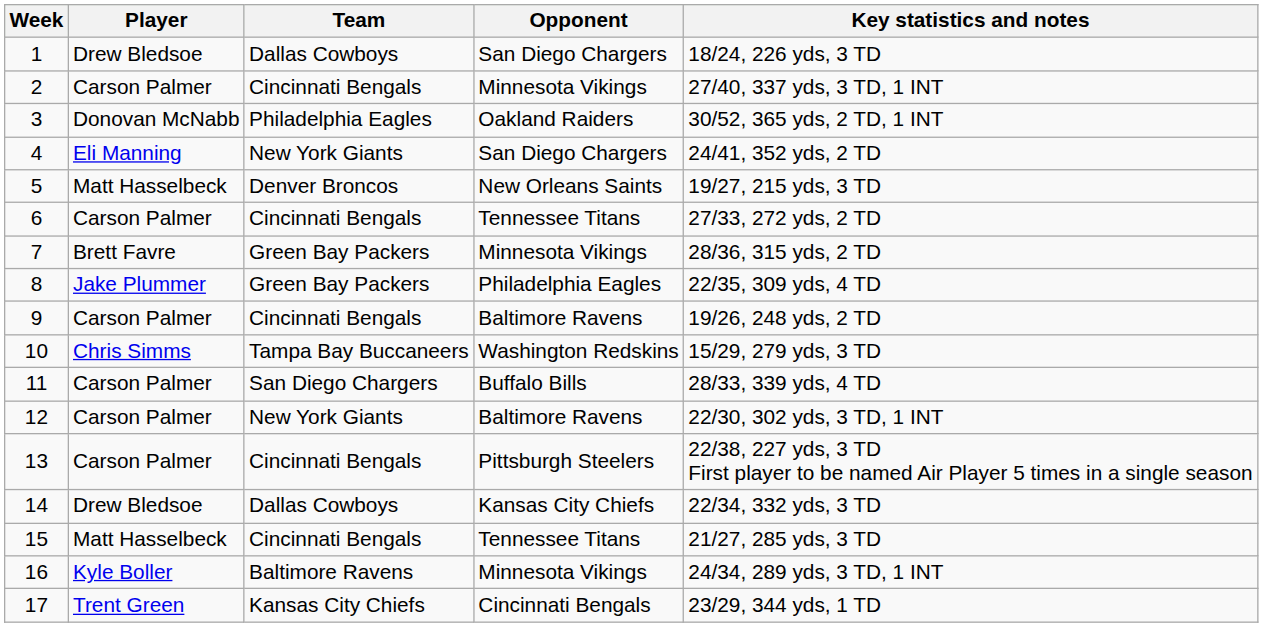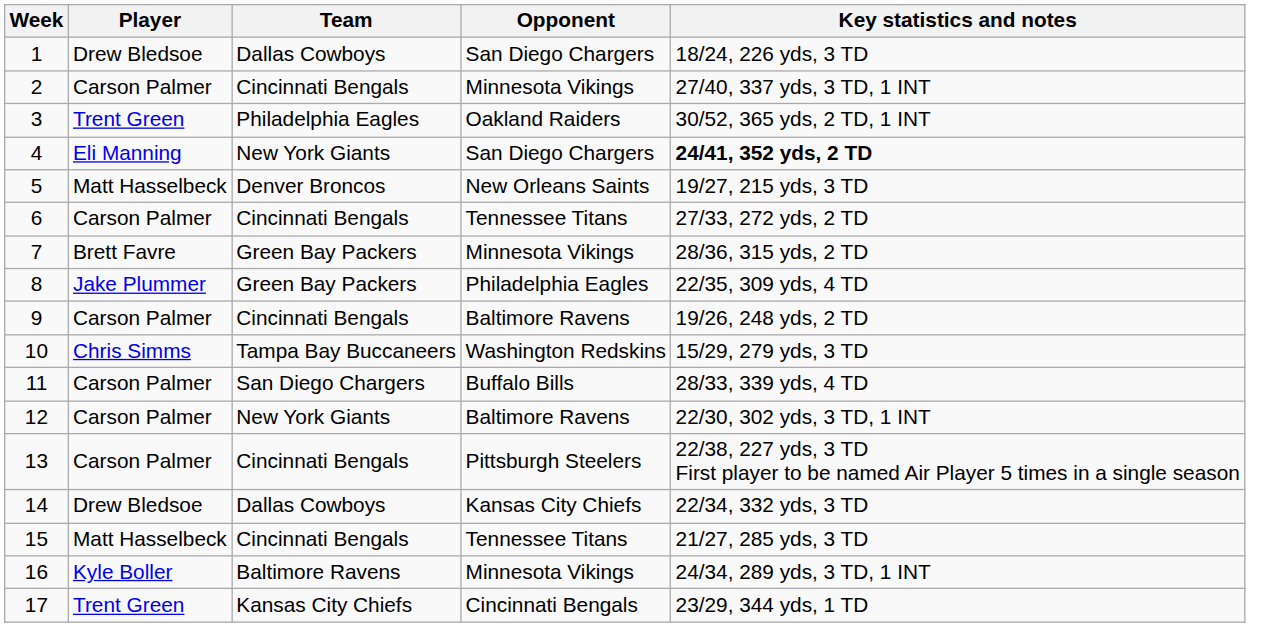(156, 119) Donovan McNabb -> (129, 119) Trent Green
(785, 152) normal -> (774, 152) bold
